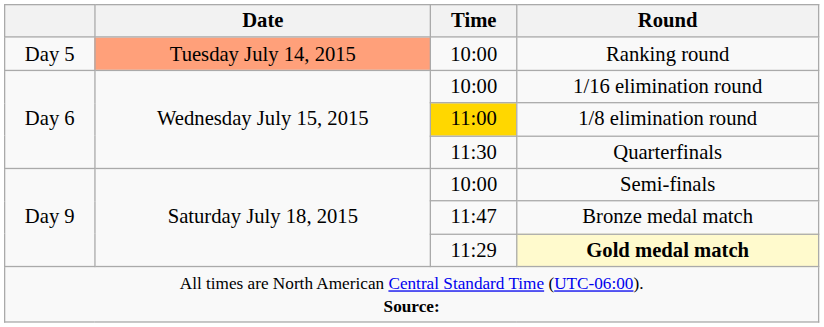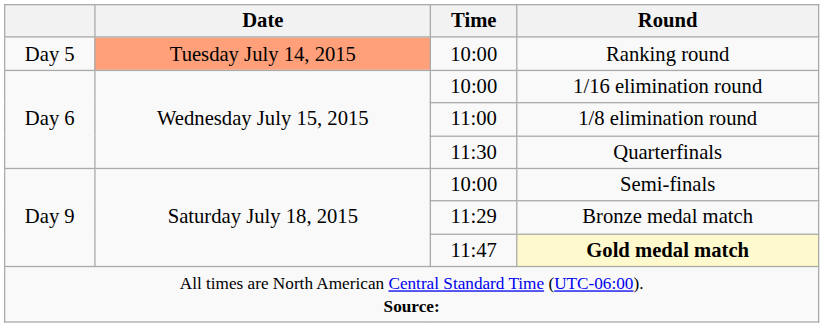(474, 119) gold background -> (474, 119) no background
(474, 217) 11:47 -> (474, 217) 11:29
(474, 250) 11:29 -> (474, 250) 11:47
